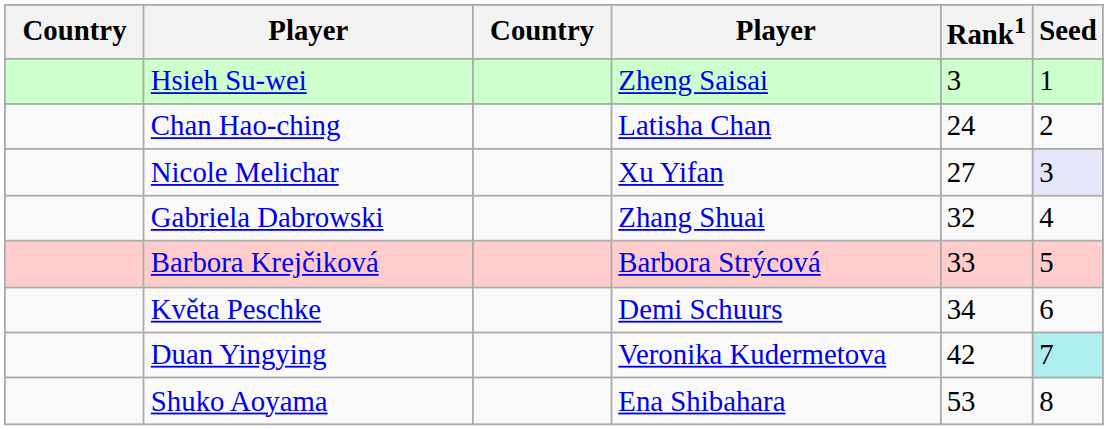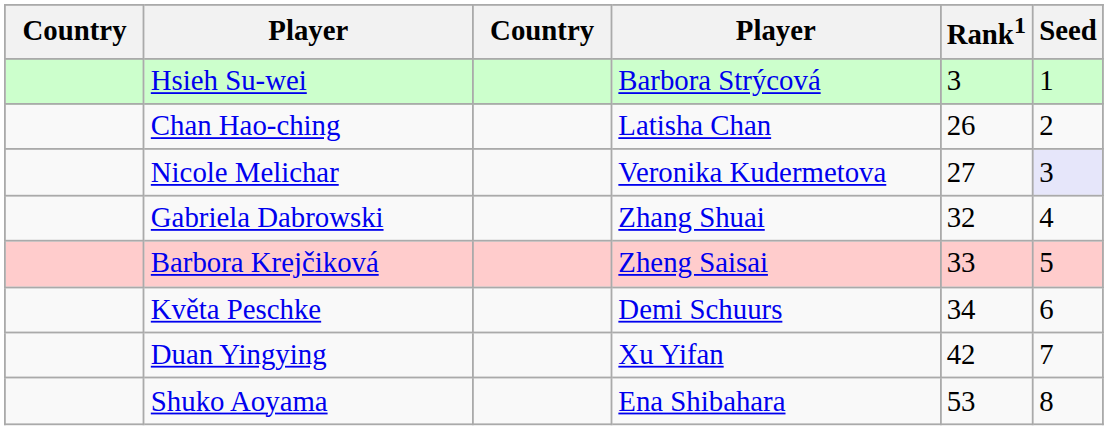(693, 80) Zheng Saisai -> (720, 80) Barbora Strýcová
(961, 126) 24 -> (961, 126) 26
(671, 172) Xu Yifan -> (752, 172) Veronika Kudermetova
(720, 263) Barbora Strýcová -> (693, 263) Zheng Saisai
(752, 354) Veronika Kudermetova -> (671, 354) Xu Yifan
(1046, 354) paleturquoise background -> (1046, 354) no background
